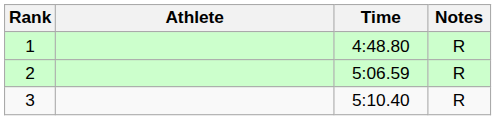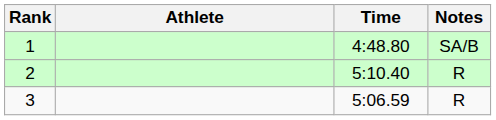(459, 45) R -> (459, 45) SA/B
(381, 73) 5:06.59 -> (381, 73) 5:10.40
(381, 100) 5:10.40 -> (381, 100) 5:06.59
